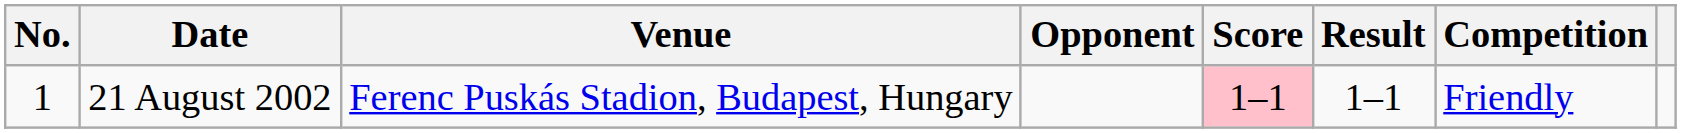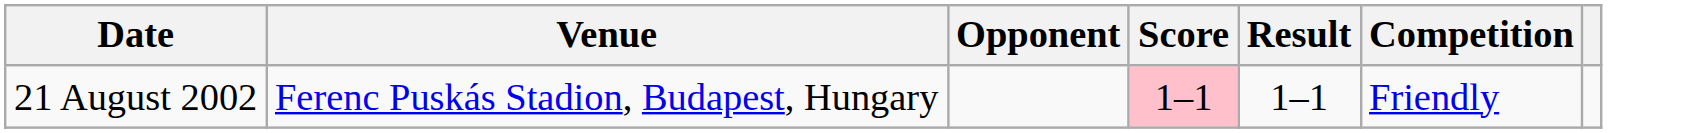- column: (42, 34)
